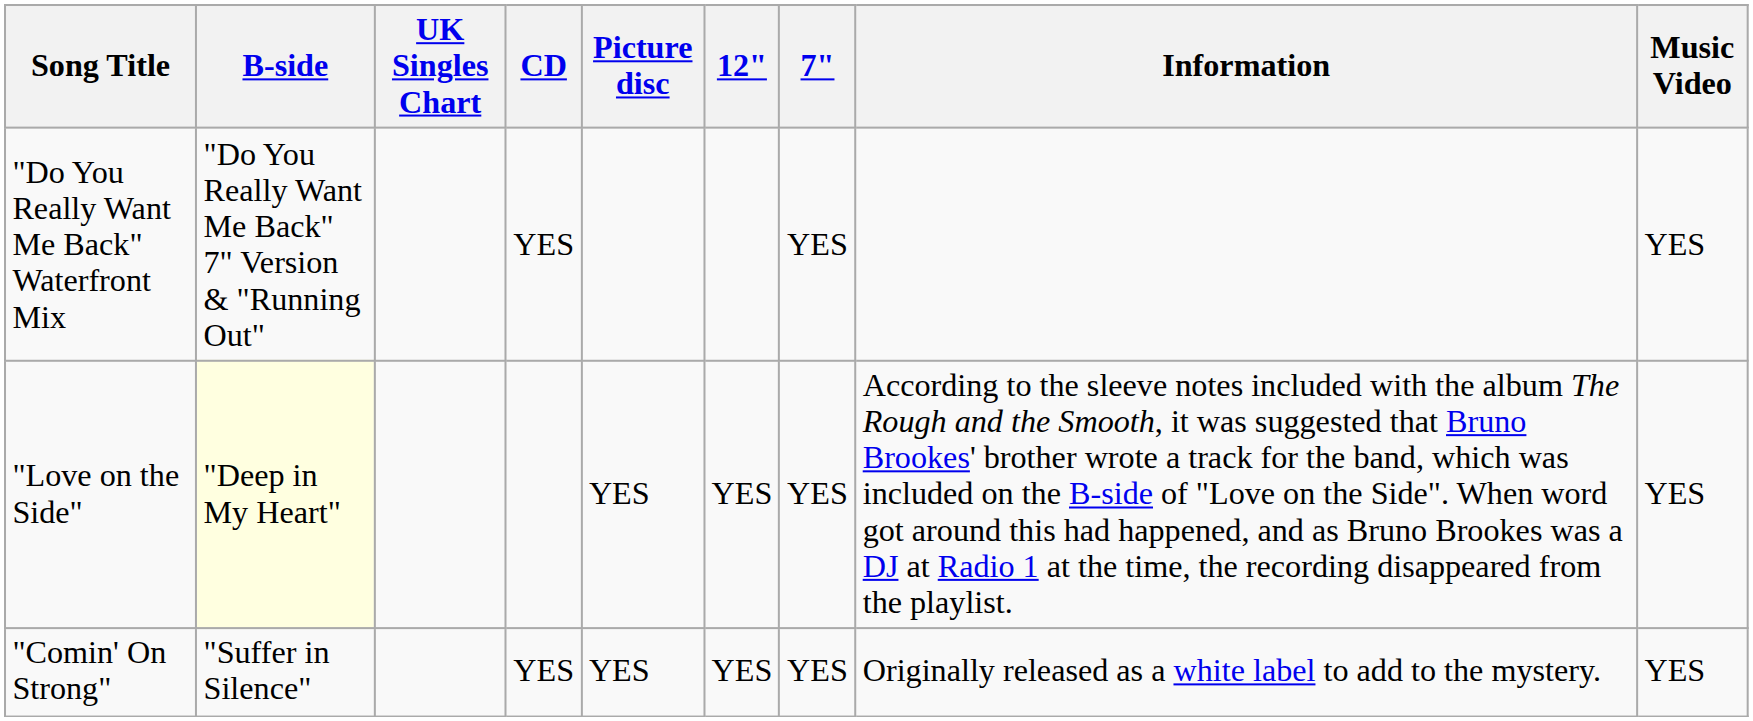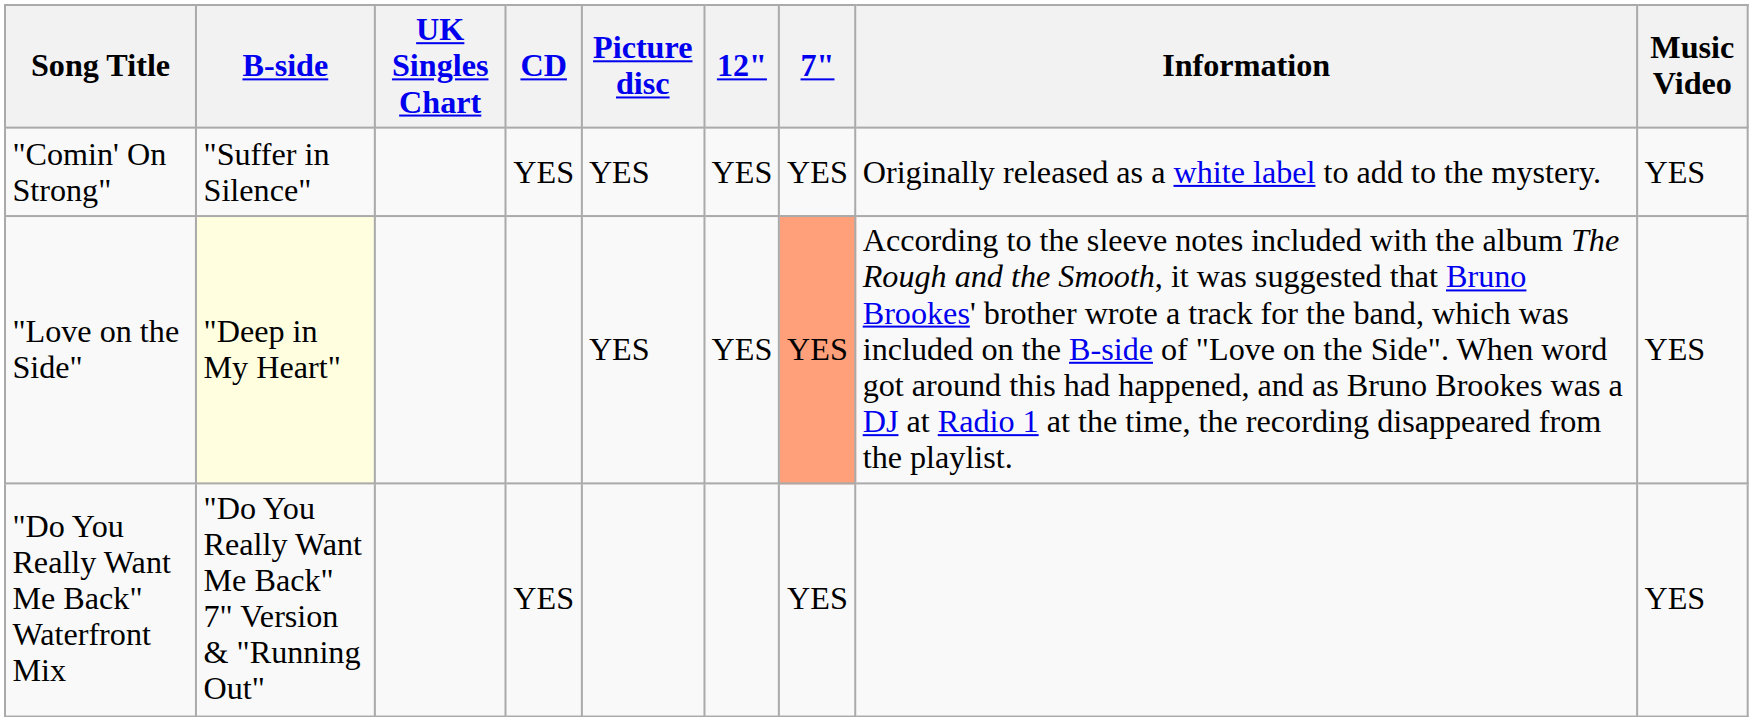rows swapped: (89, 671) <-> (92, 243)
(818, 493) no background -> (818, 349) lightsalmon background
